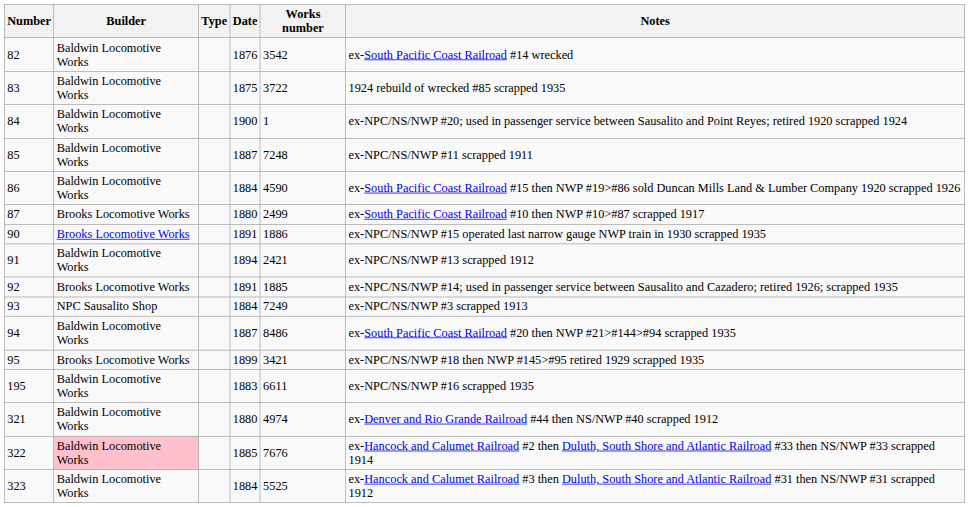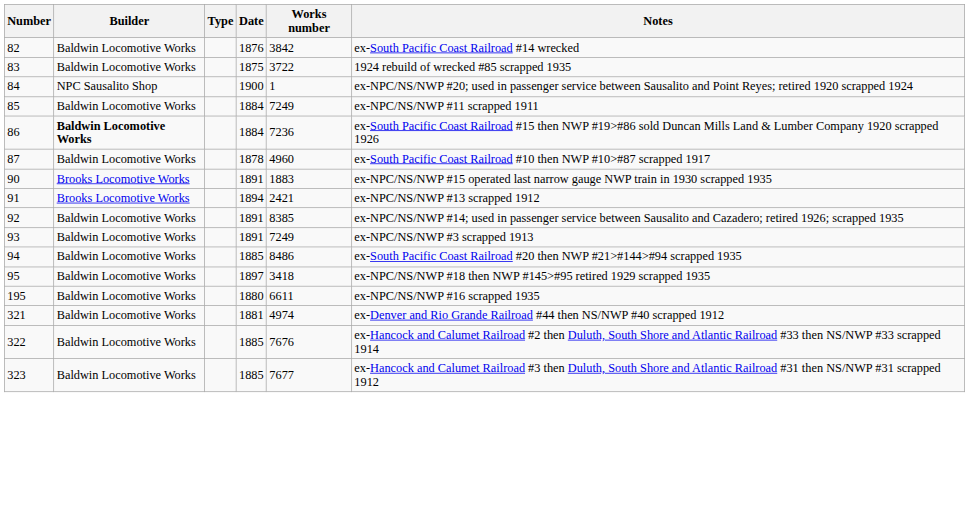(275, 54) 3542 -> (282, 47) 3842
(109, 121) Baldwin Locomotive Works -> (107, 86) NPC Sausalito Shop
(245, 154) 1887 -> (251, 106) 1884
(275, 154) 7248 -> (282, 106) 7249
(109, 188) normal -> (111, 132) bold
(275, 188) 4590 -> (282, 132) 7236
(123, 214) Brooks Locomotive Works -> (126, 159) Baldwin Locomotive Works
(245, 214) 1880 -> (251, 159) 1878
(275, 214) 2499 -> (282, 159) 4960
(275, 234) 1886 -> (282, 178) 1883
(109, 260) Baldwin Locomotive Works -> (123, 198) Brooks Locomotive Works
(123, 287) Brooks Locomotive Works -> (126, 217) Baldwin Locomotive Works
(275, 287) 1885 -> (282, 217) 8385
(107, 306) NPC Sausalito Shop -> (126, 237) Baldwin Locomotive Works
(245, 306) 1884 -> (251, 237) 1891
(245, 333) 1887 -> (251, 256) 1885
(123, 359) Brooks Locomotive Works -> (126, 276) Baldwin Locomotive Works
(245, 359) 1899 -> (251, 276) 1897
(275, 359) 3421 -> (282, 276) 3418
(245, 386) 1883 -> (251, 295) 1880
(245, 419) 1880 -> (251, 315) 1881
(109, 452) pink background -> (126, 342) no background
(245, 486) 1884 -> (251, 375) 1885
(275, 486) 5525 -> (282, 375) 7677
